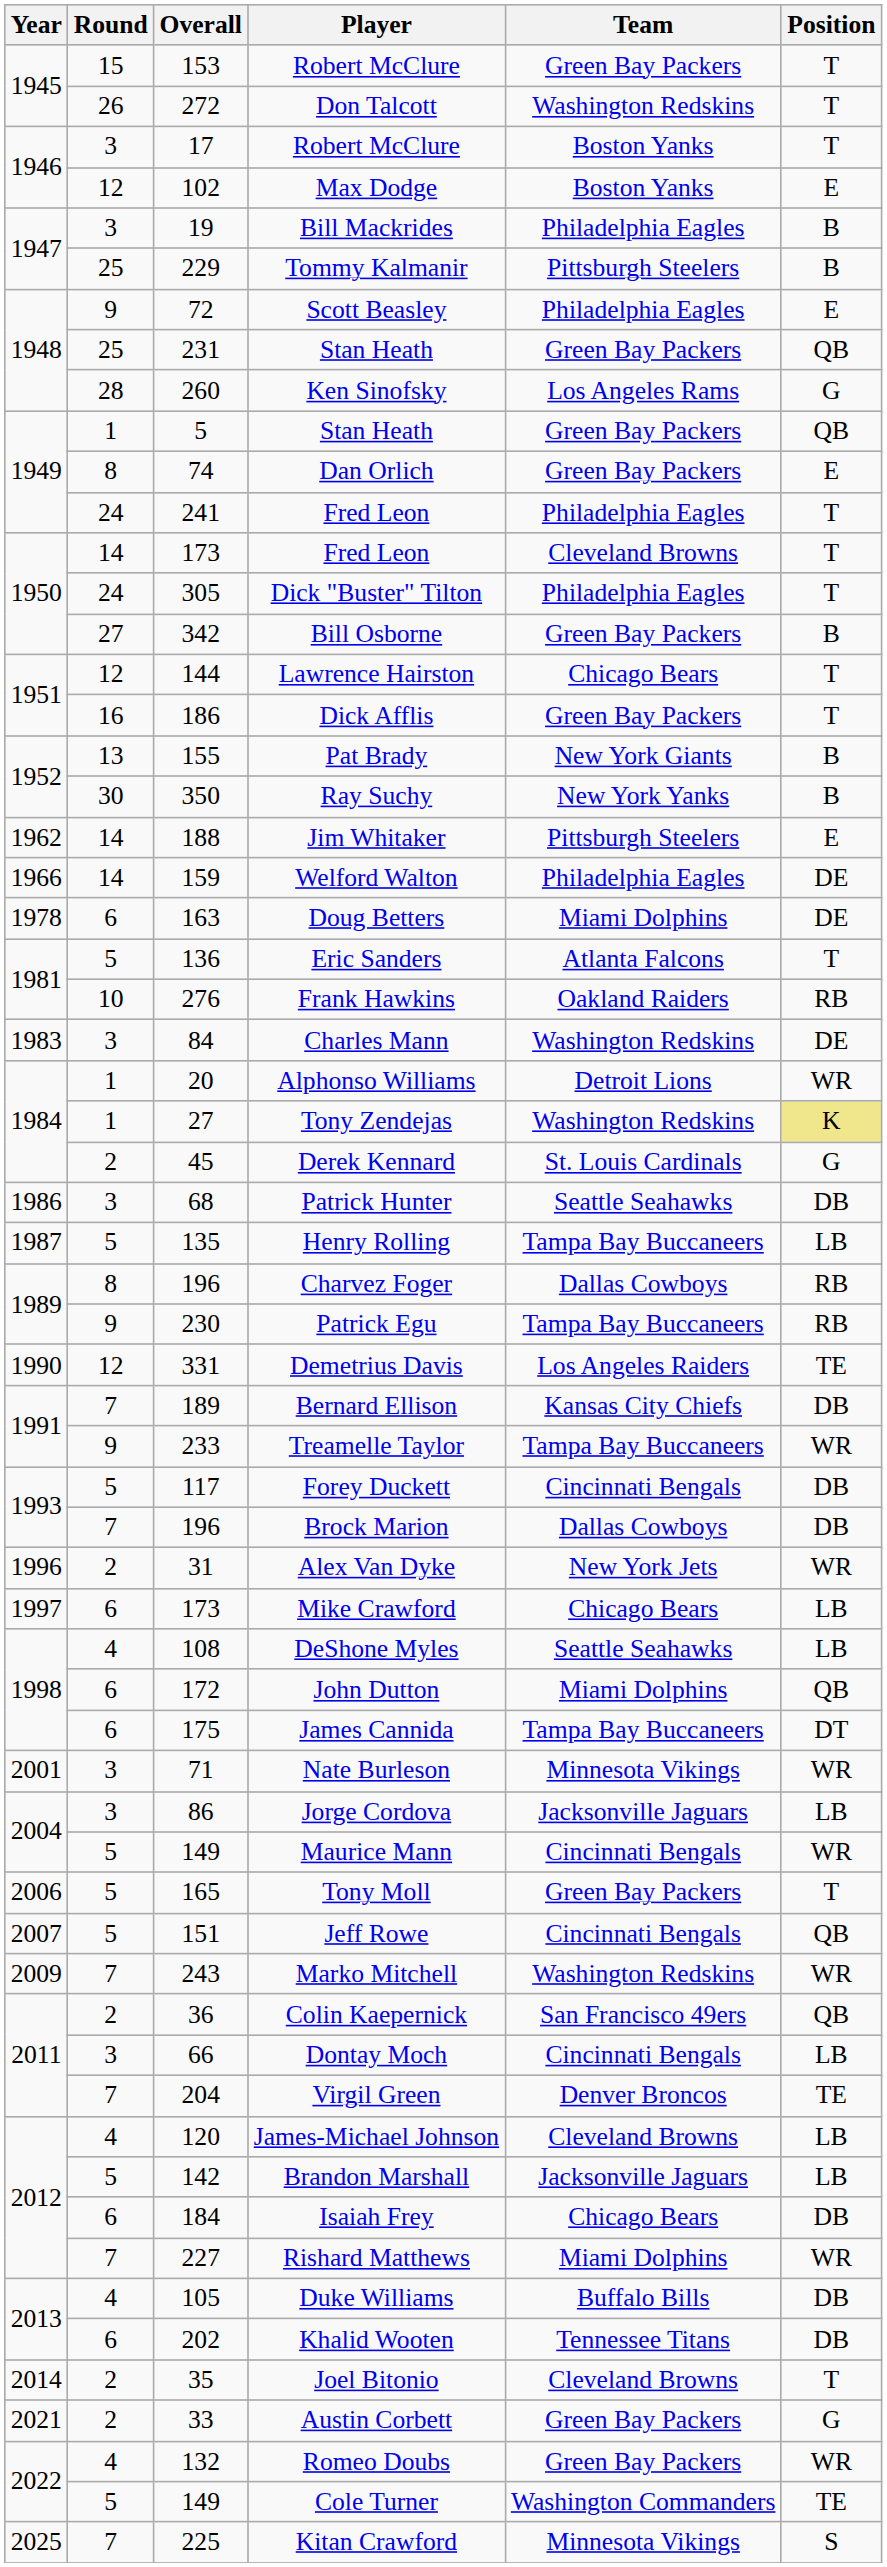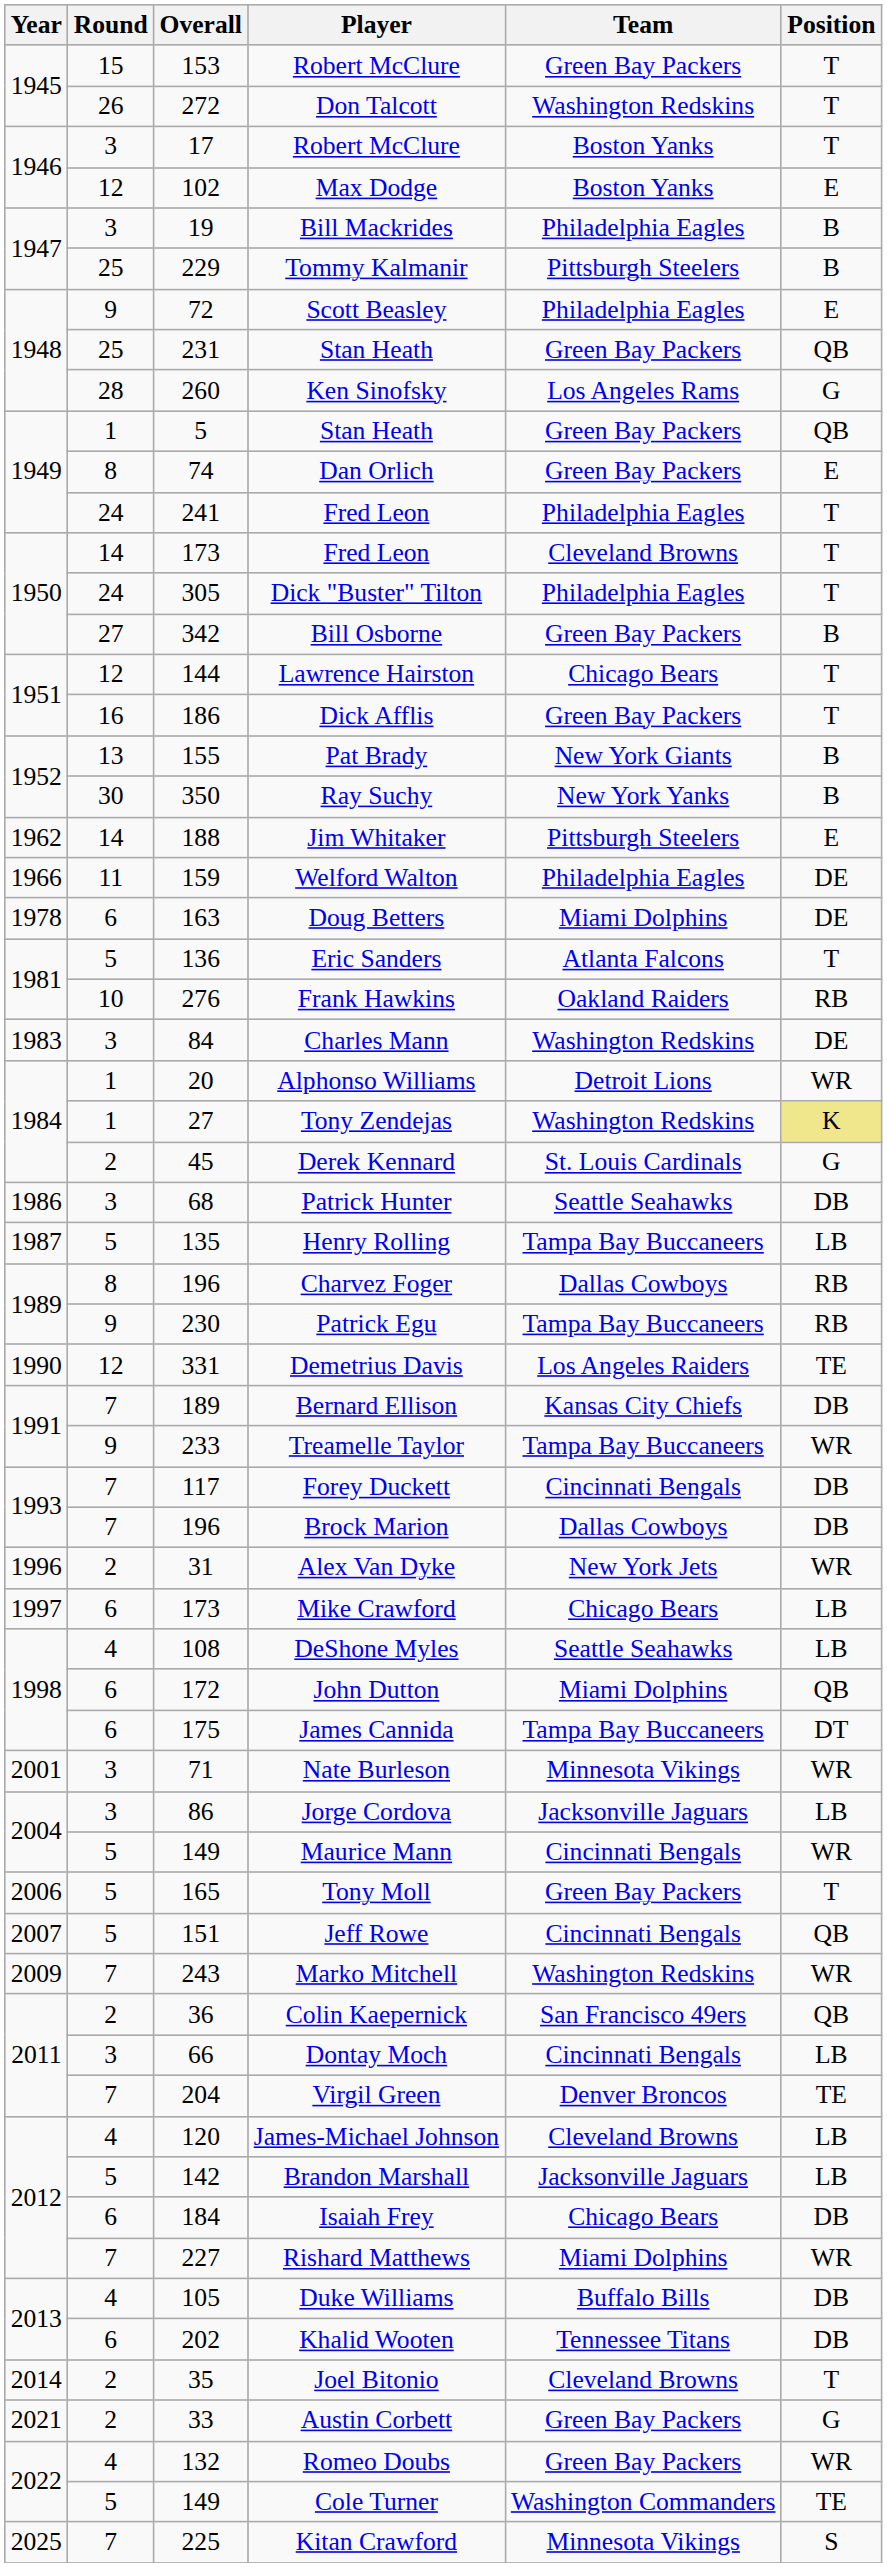(111, 877) 14 -> (111, 877) 11
(111, 1486) 5 -> (111, 1486) 7
